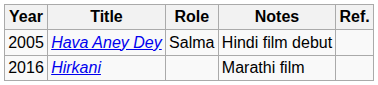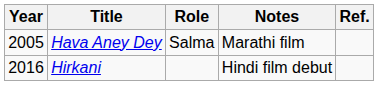(277, 42) Hindi film debut -> (263, 42) Marathi film
(263, 67) Marathi film -> (277, 67) Hindi film debut
